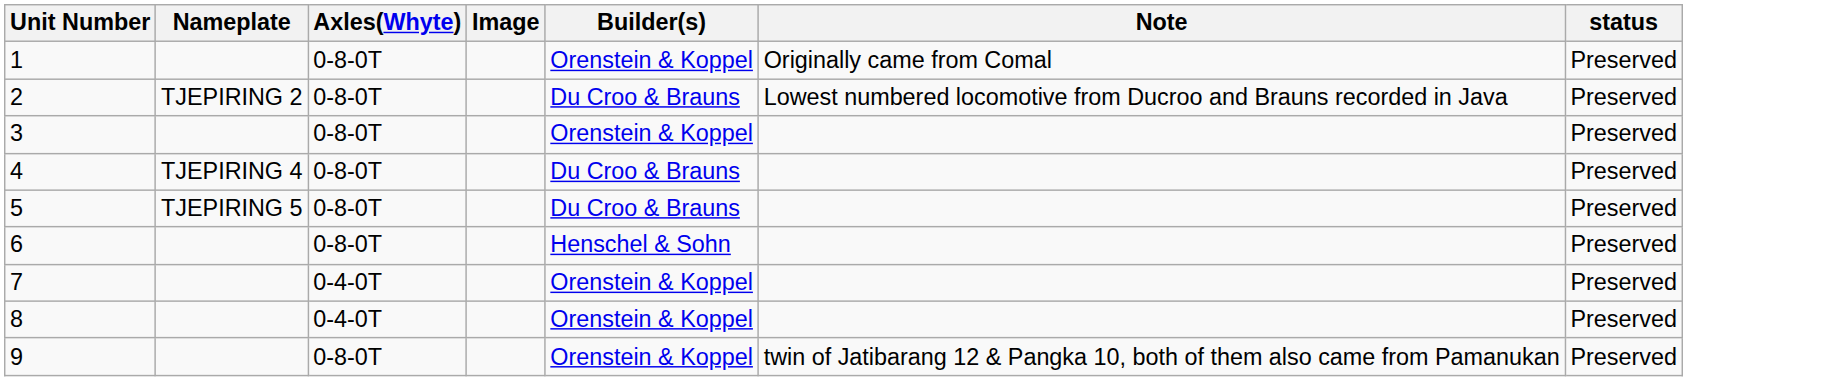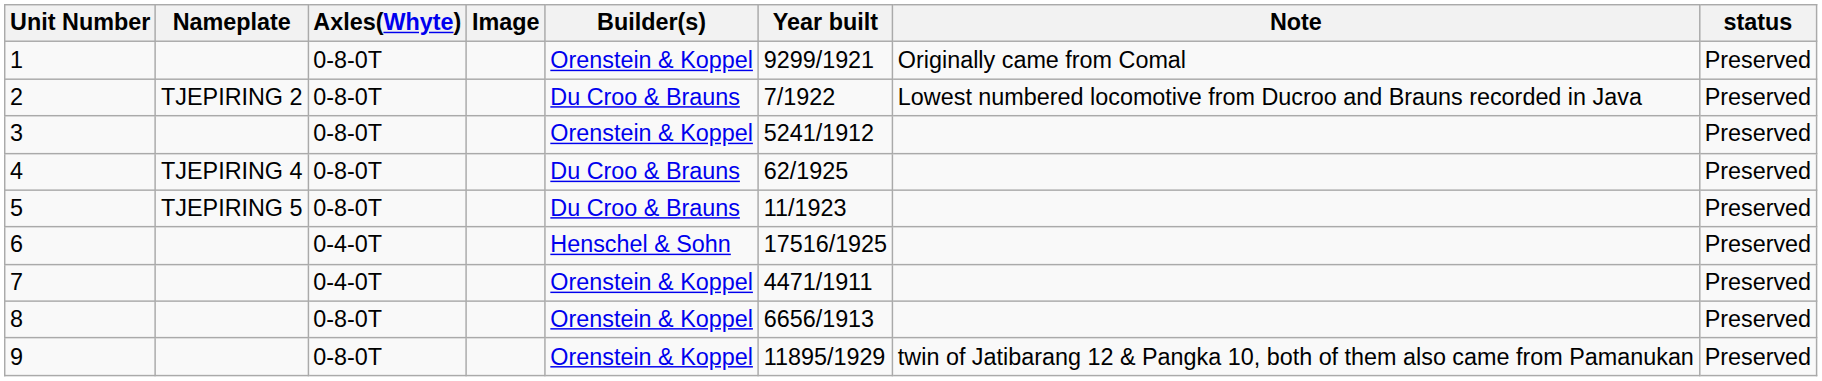+ column: (825, 23)
(348, 245) 0-8-0T -> (348, 245) 0-4-0T
(348, 319) 0-4-0T -> (348, 319) 0-8-0T
